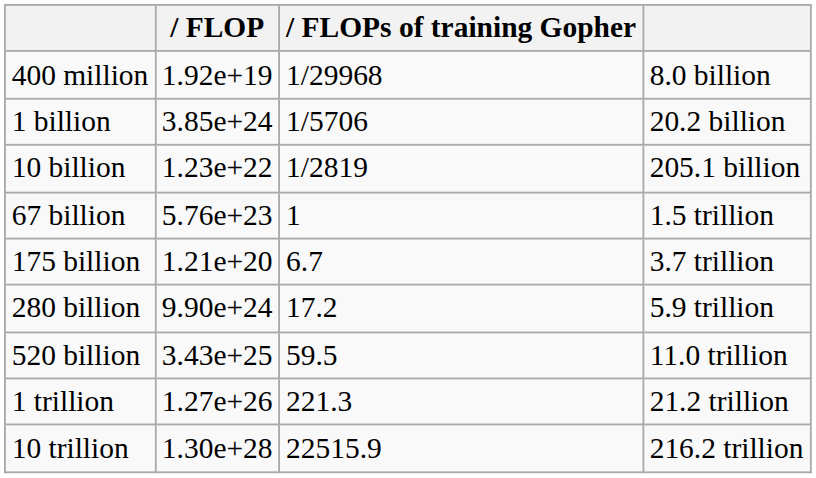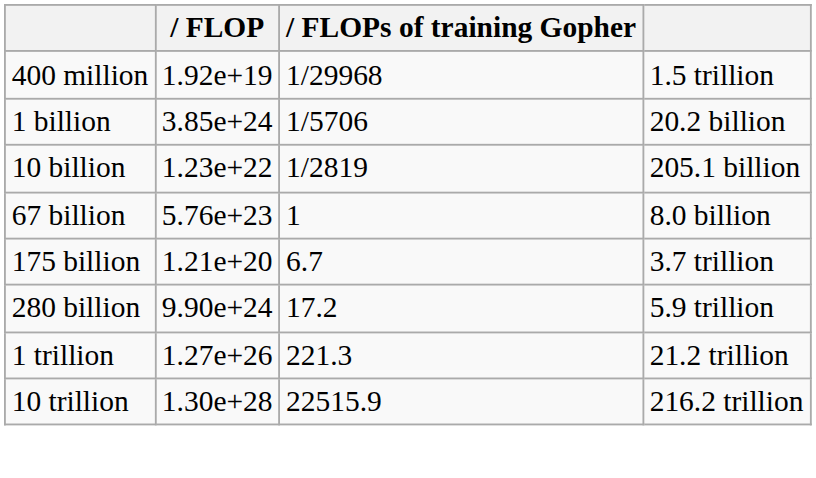(710, 74) 8.0 billion -> (712, 74) 1.5 trillion
(712, 214) 1.5 trillion -> (710, 214) 8.0 billion
- row: (76, 354)
